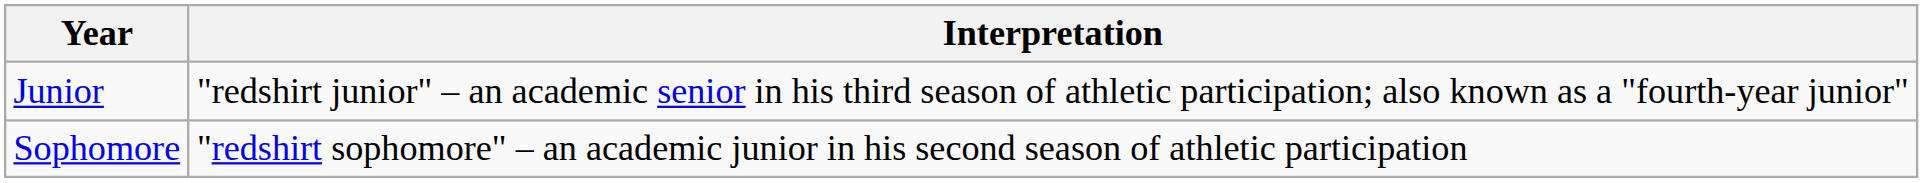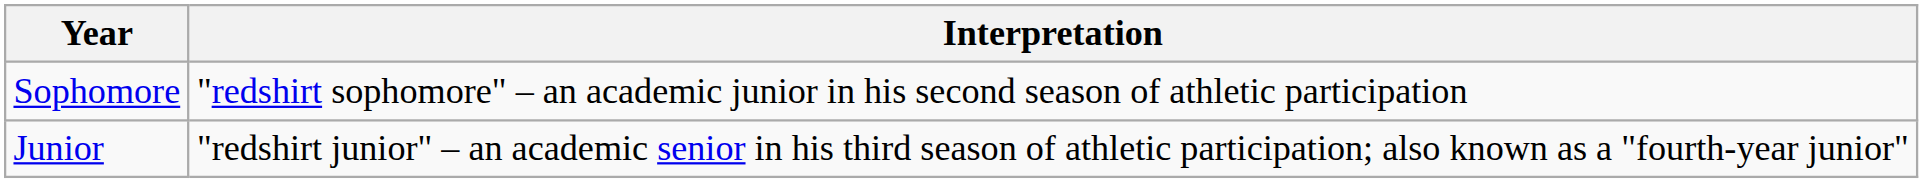rows swapped: (97, 147) <-> (59, 90)
